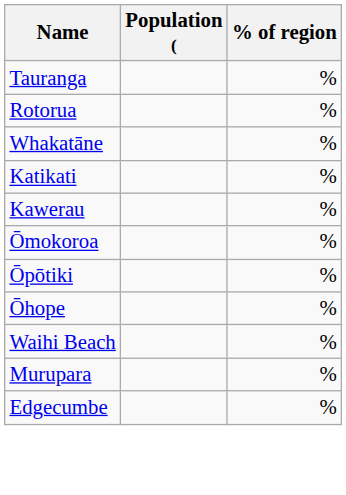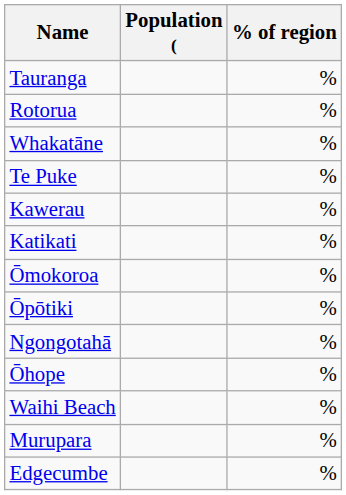+ row: (43, 176)
rows swapped: (47, 209) <-> (43, 176)
+ row: (60, 341)
